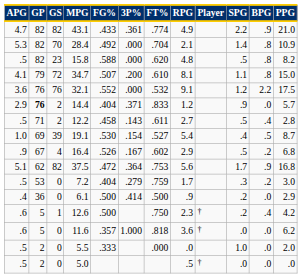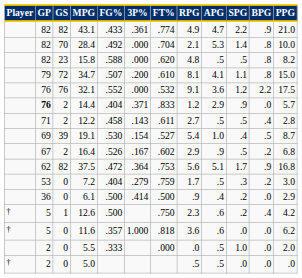columns swapped: (211, 13) <-> (17, 13)
(287, 44) 10.9 -> (287, 44) 10.0
(59, 151) 4 -> (66, 151) 2
